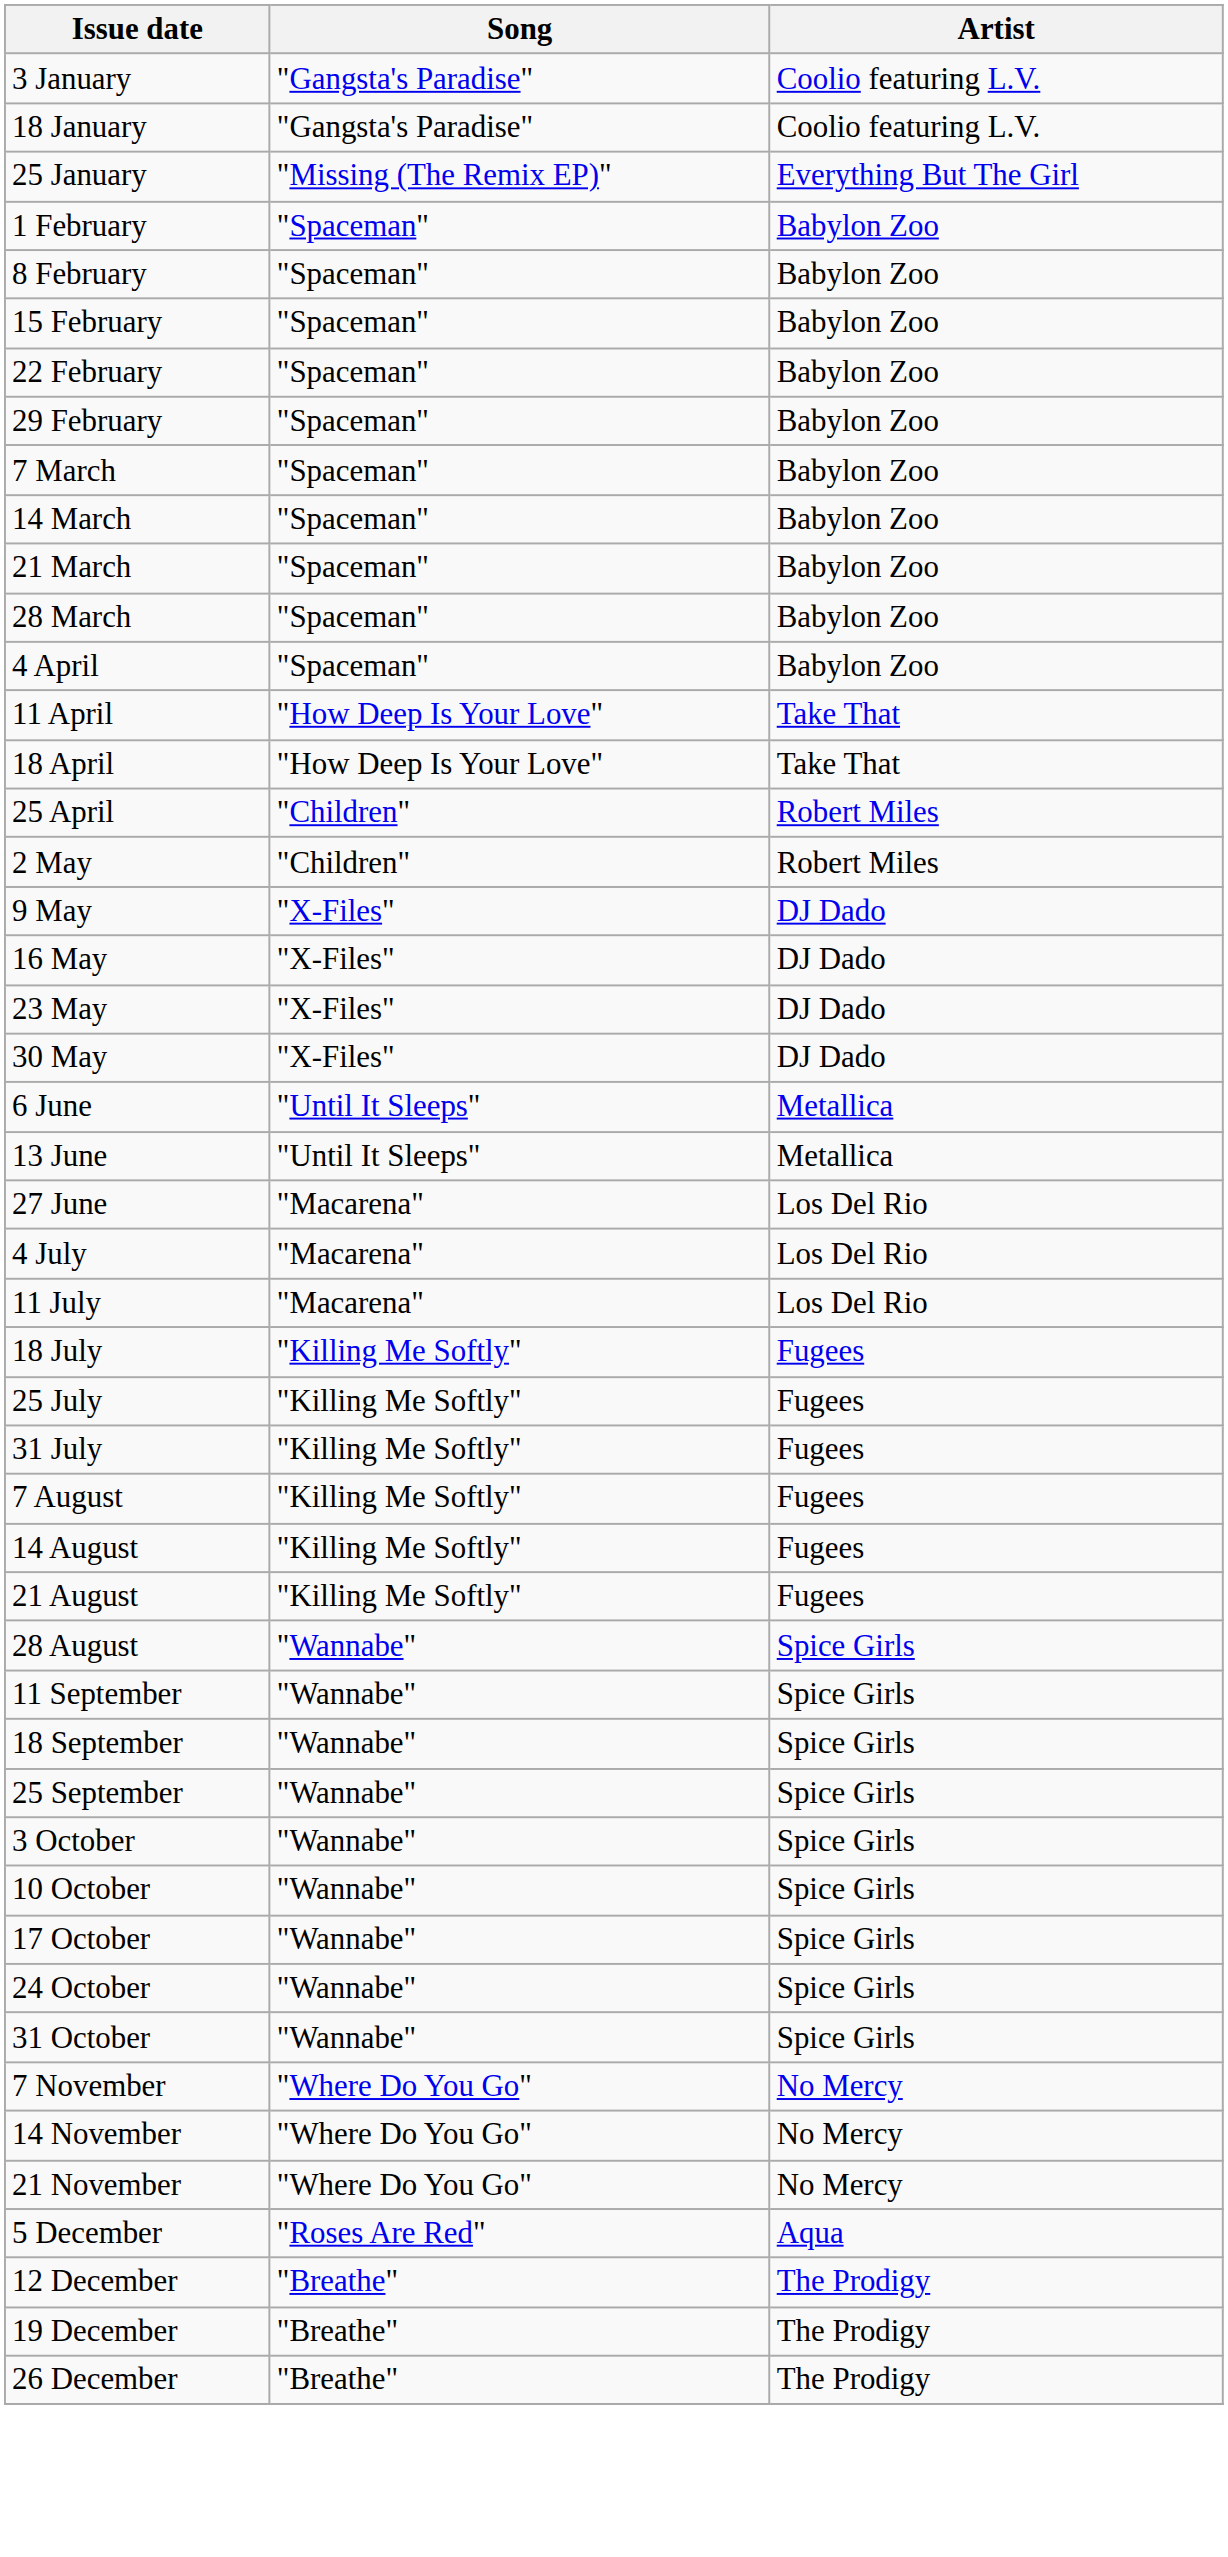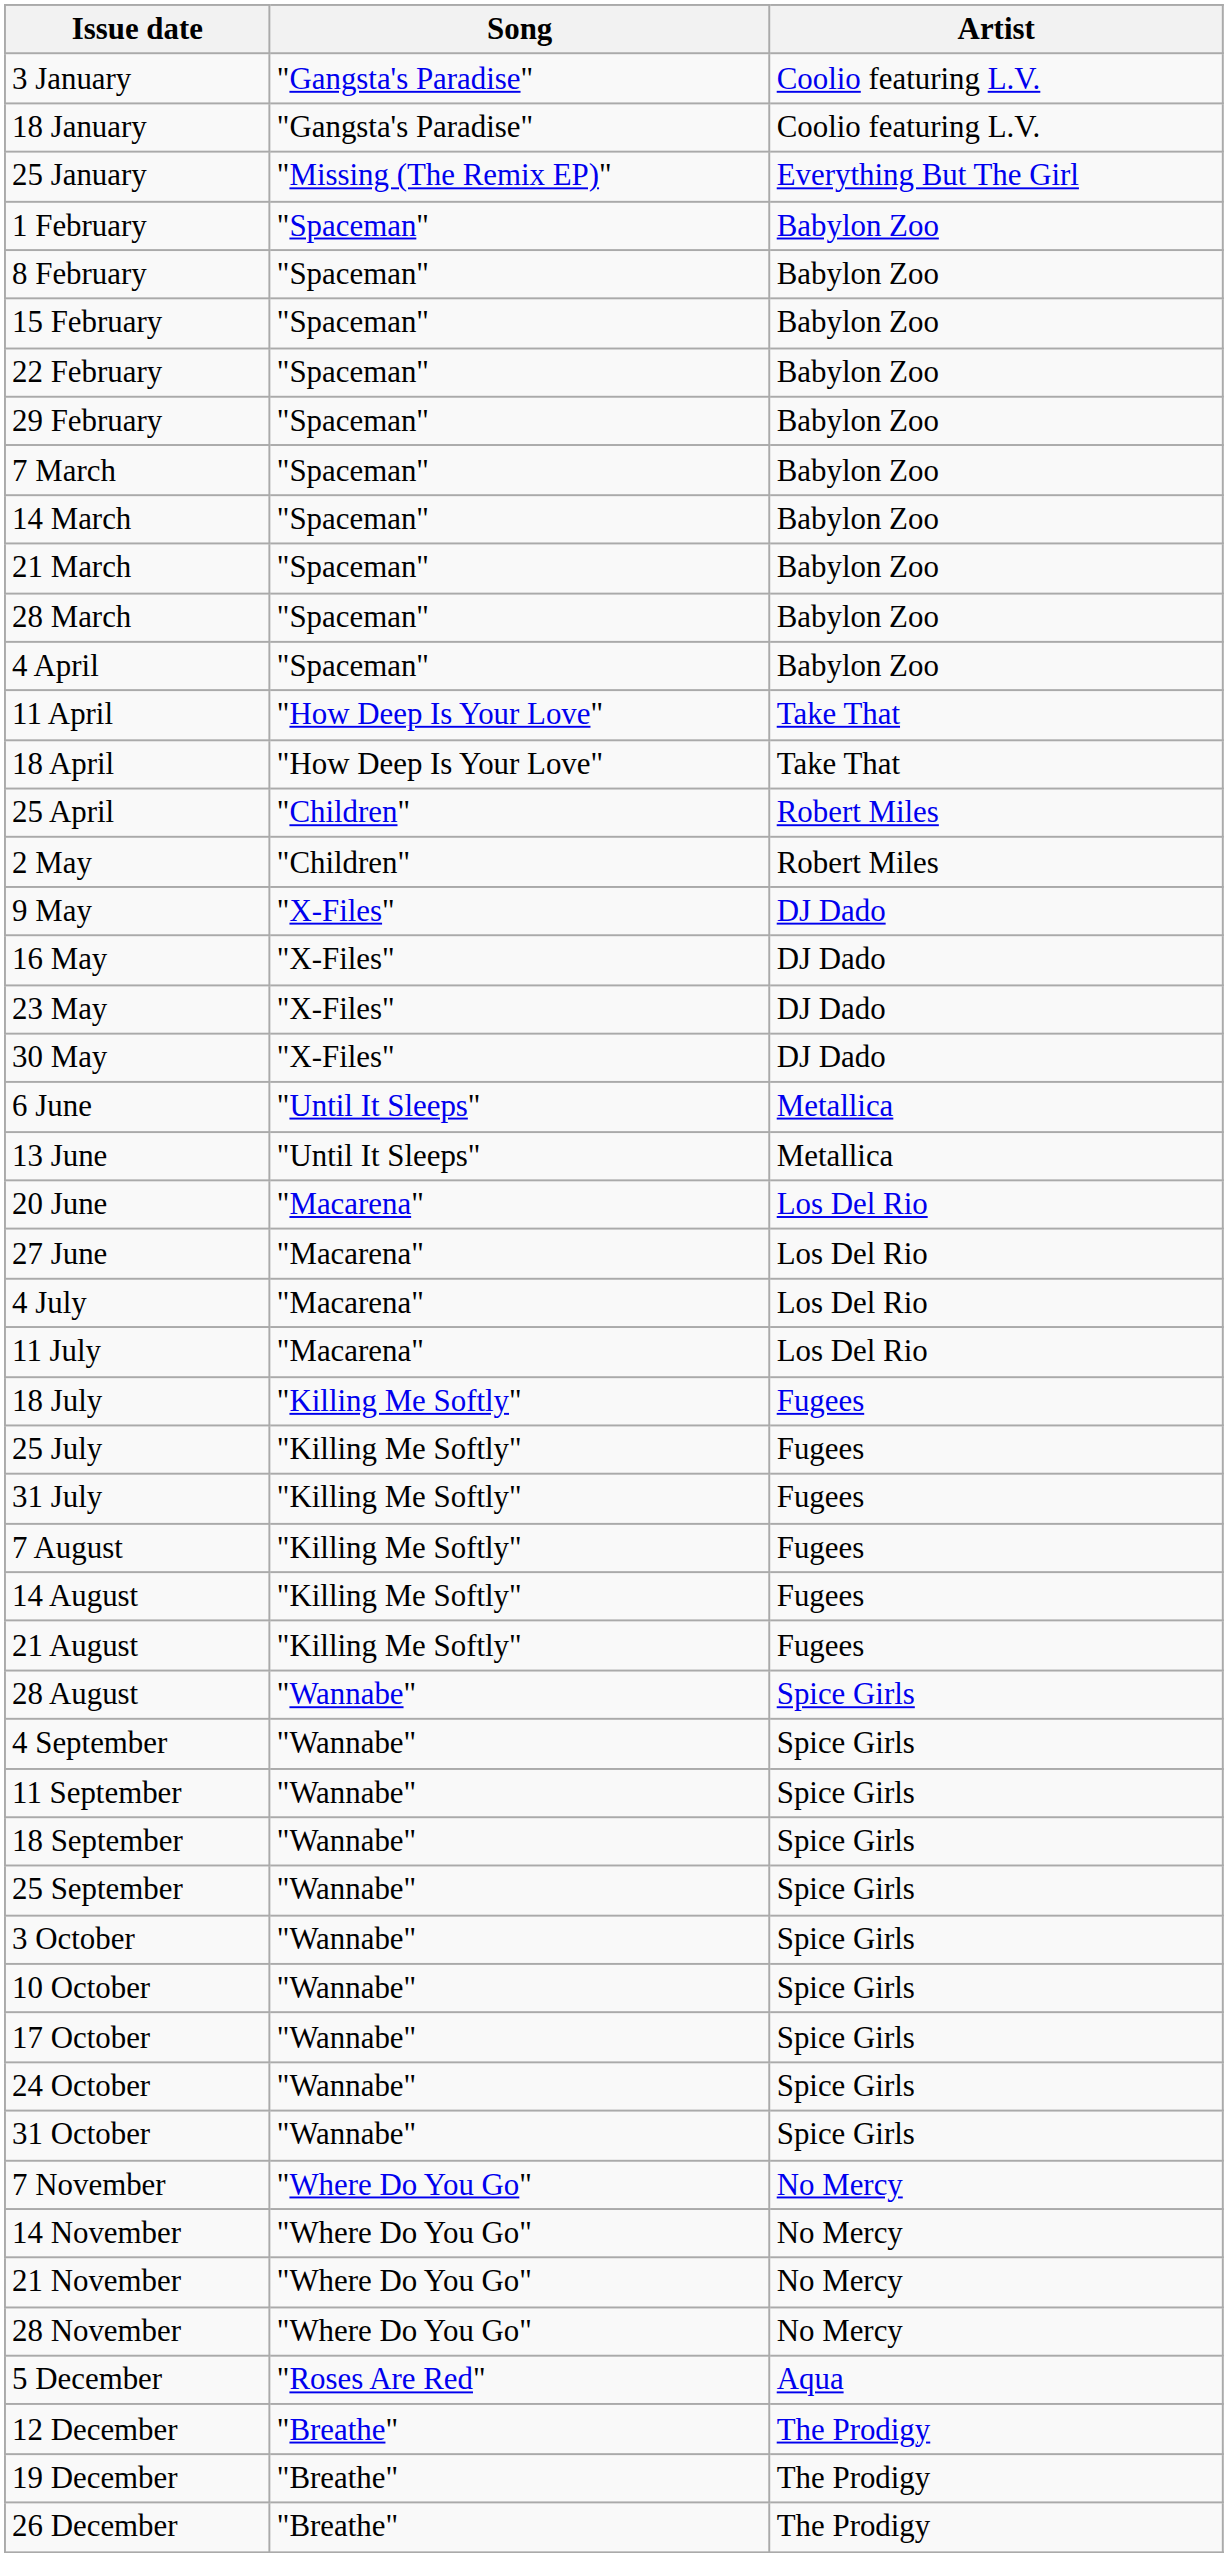+ row: (60, 1204)
+ row: (90, 1743)
+ row: (97, 2330)
